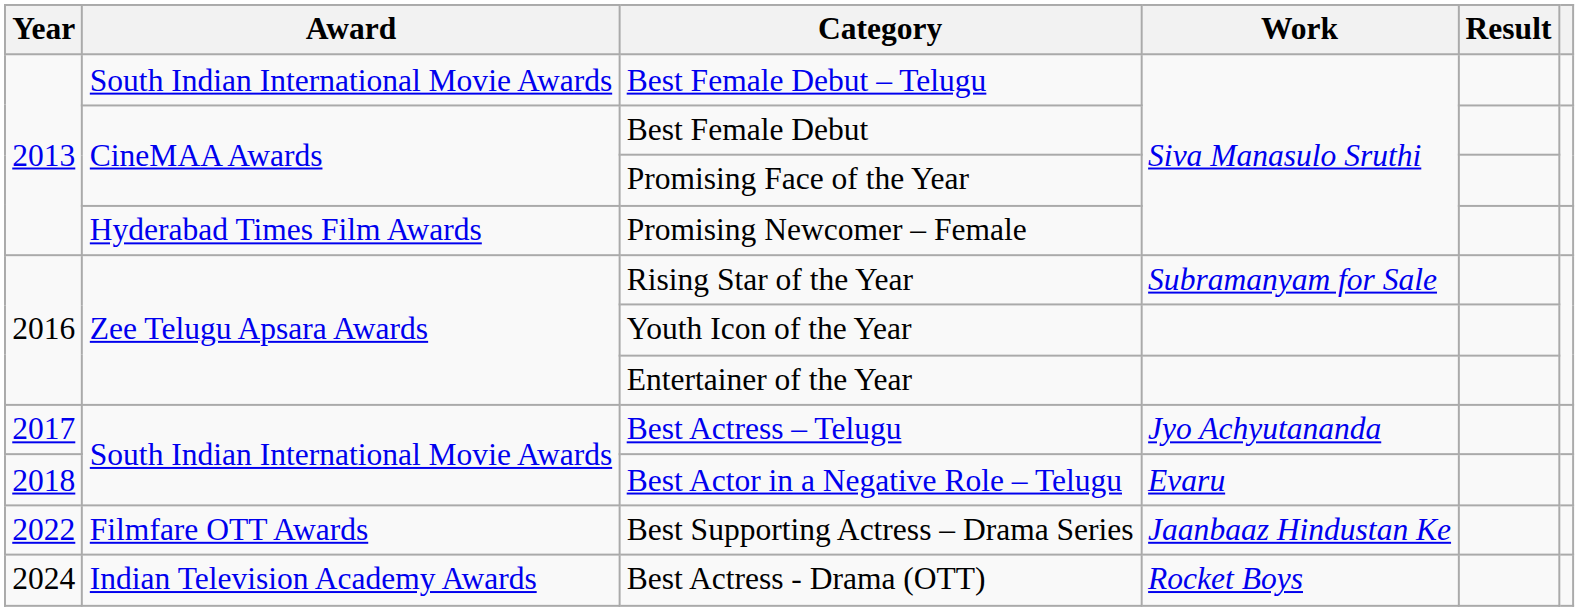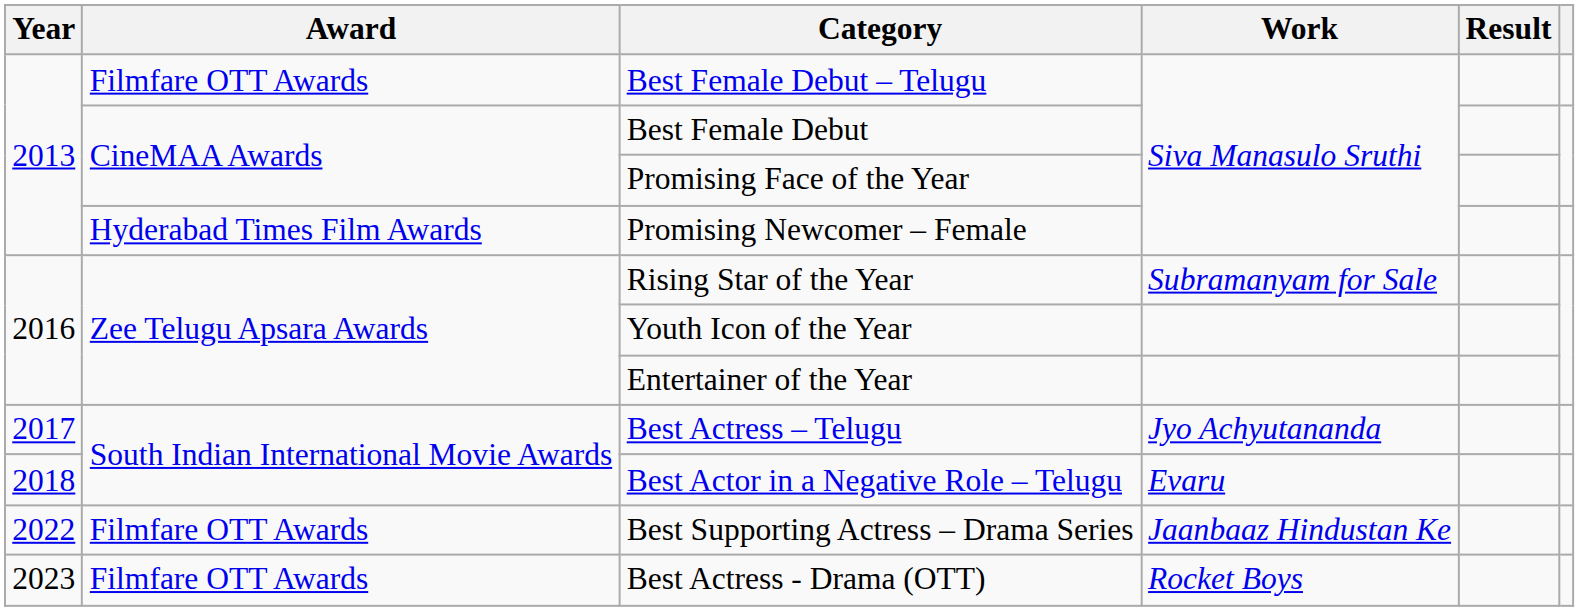(351, 79) South Indian International Movie Awards -> (229, 79) Filmfare OTT Awards
(44, 579) 2024 -> (44, 579) 2023
(313, 579) Indian Television Academy Awards -> (229, 579) Filmfare OTT Awards
